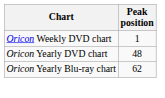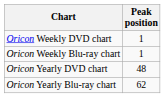+ row: (63, 54)
